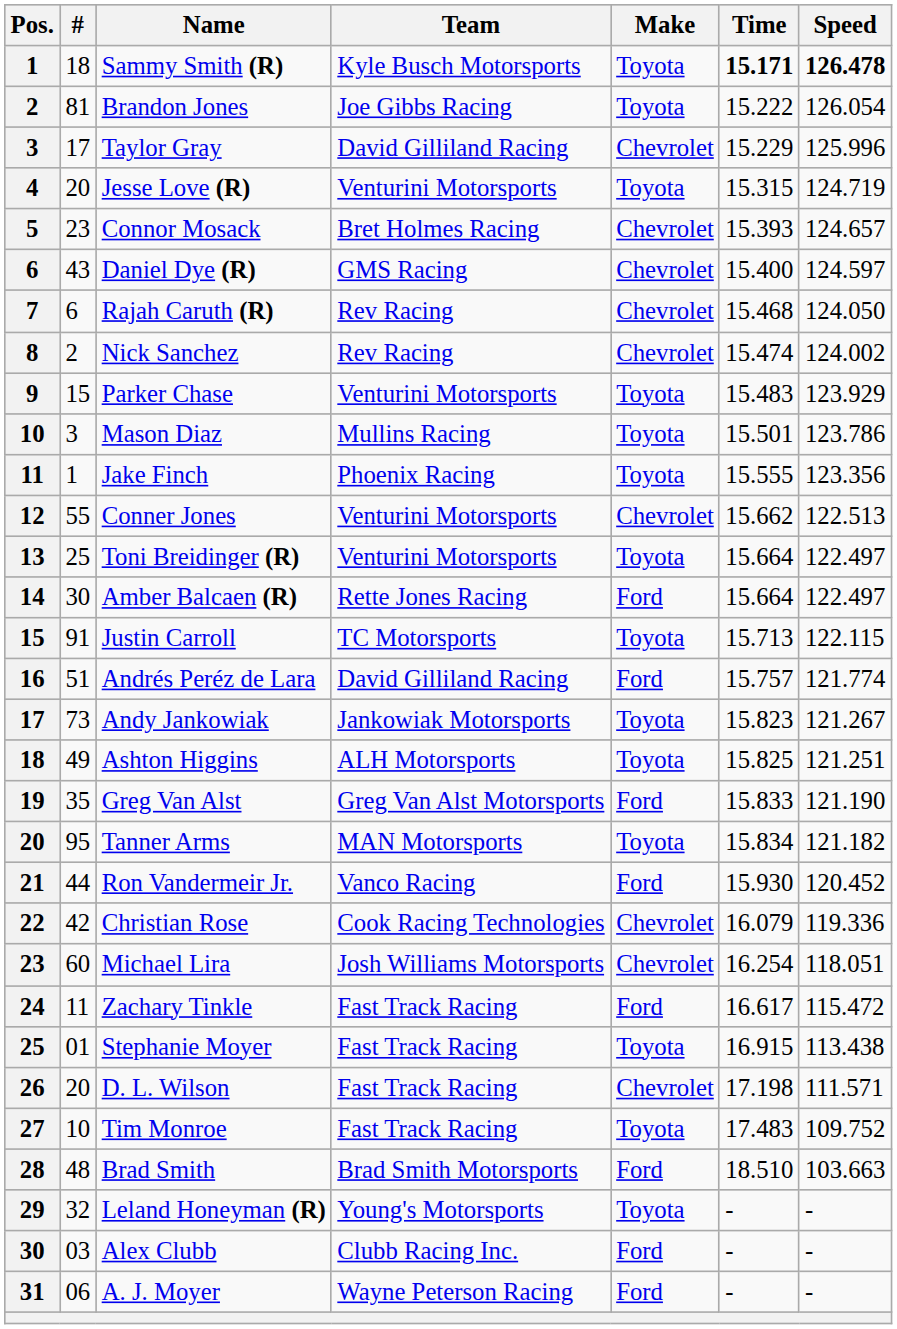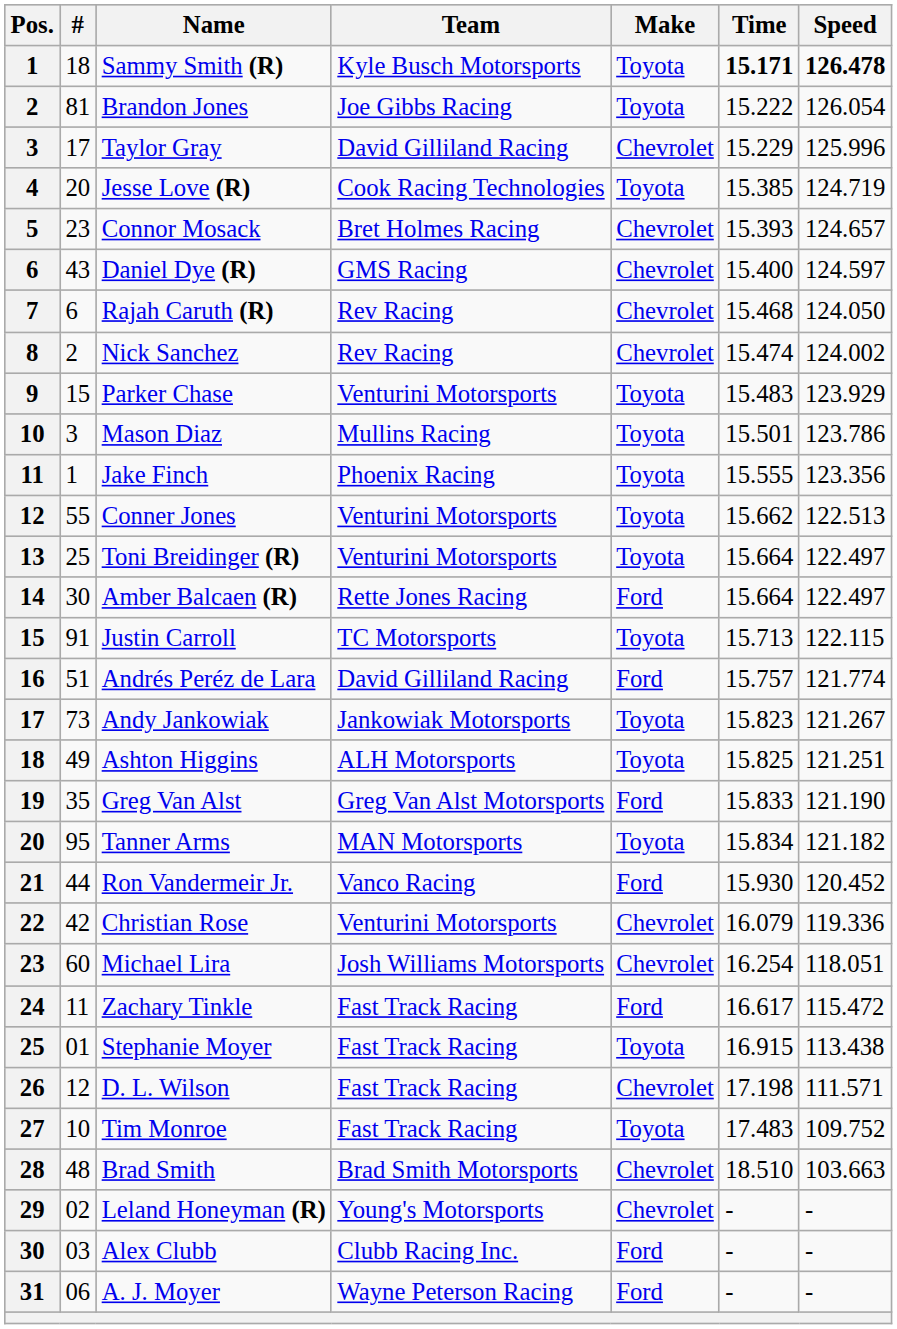(447, 188) Venturini Motorsports -> (471, 188) Cook Racing Technologies
(759, 188) 15.315 -> (759, 188) 15.385
(665, 515) Chevrolet -> (650, 515) Toyota
(471, 923) Cook Racing Technologies -> (447, 923) Venturini Motorsports
(78, 1087) 20 -> (78, 1087) 12
(640, 1168) Ford -> (665, 1168) Chevrolet
(78, 1209) 32 -> (78, 1209) 02
(650, 1209) Toyota -> (665, 1209) Chevrolet
